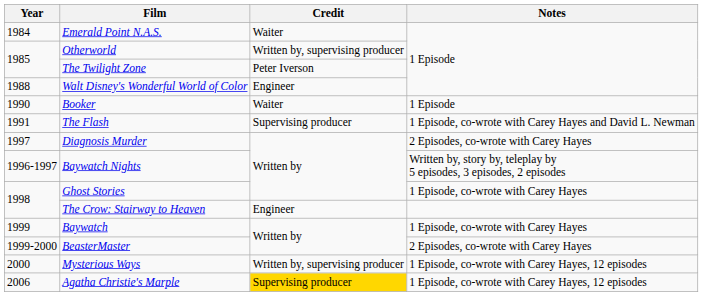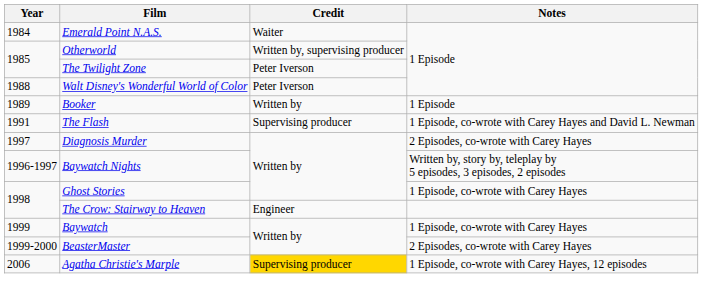(274, 86) Engineer -> (283, 86) Peter Iverson
(19, 104) 1990 -> (19, 104) 1989
(268, 104) Waiter -> (277, 104) Written by
- row: (101, 264)
